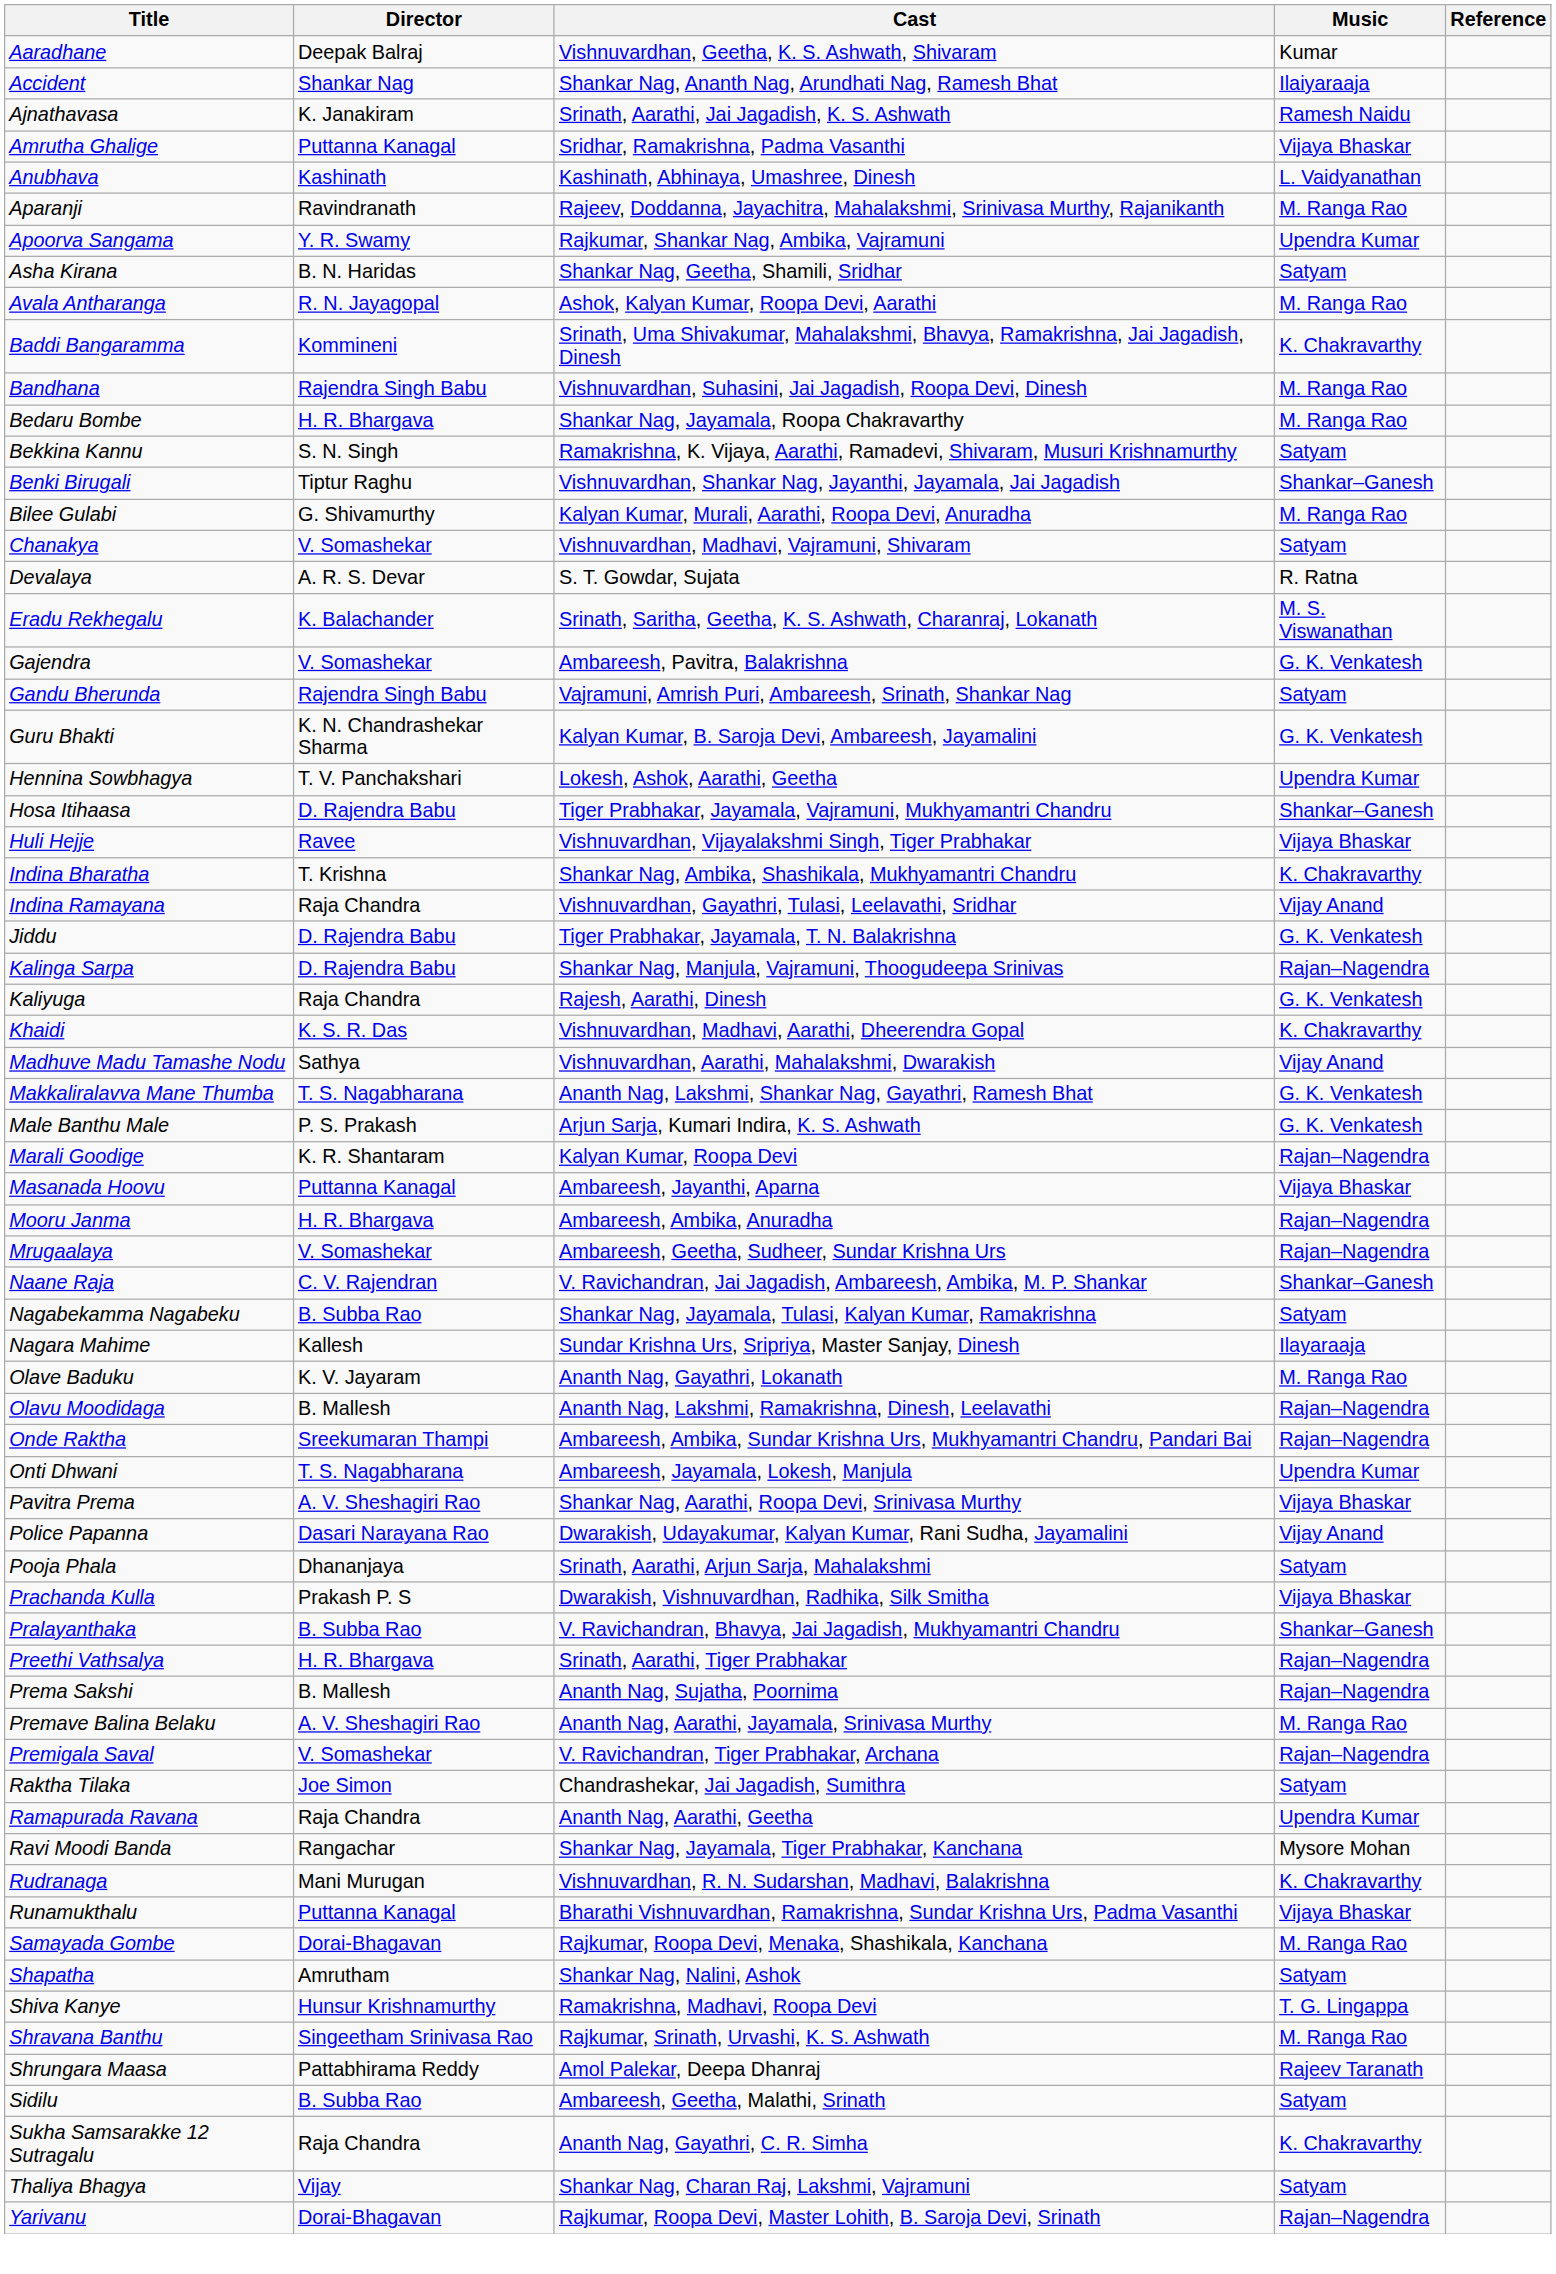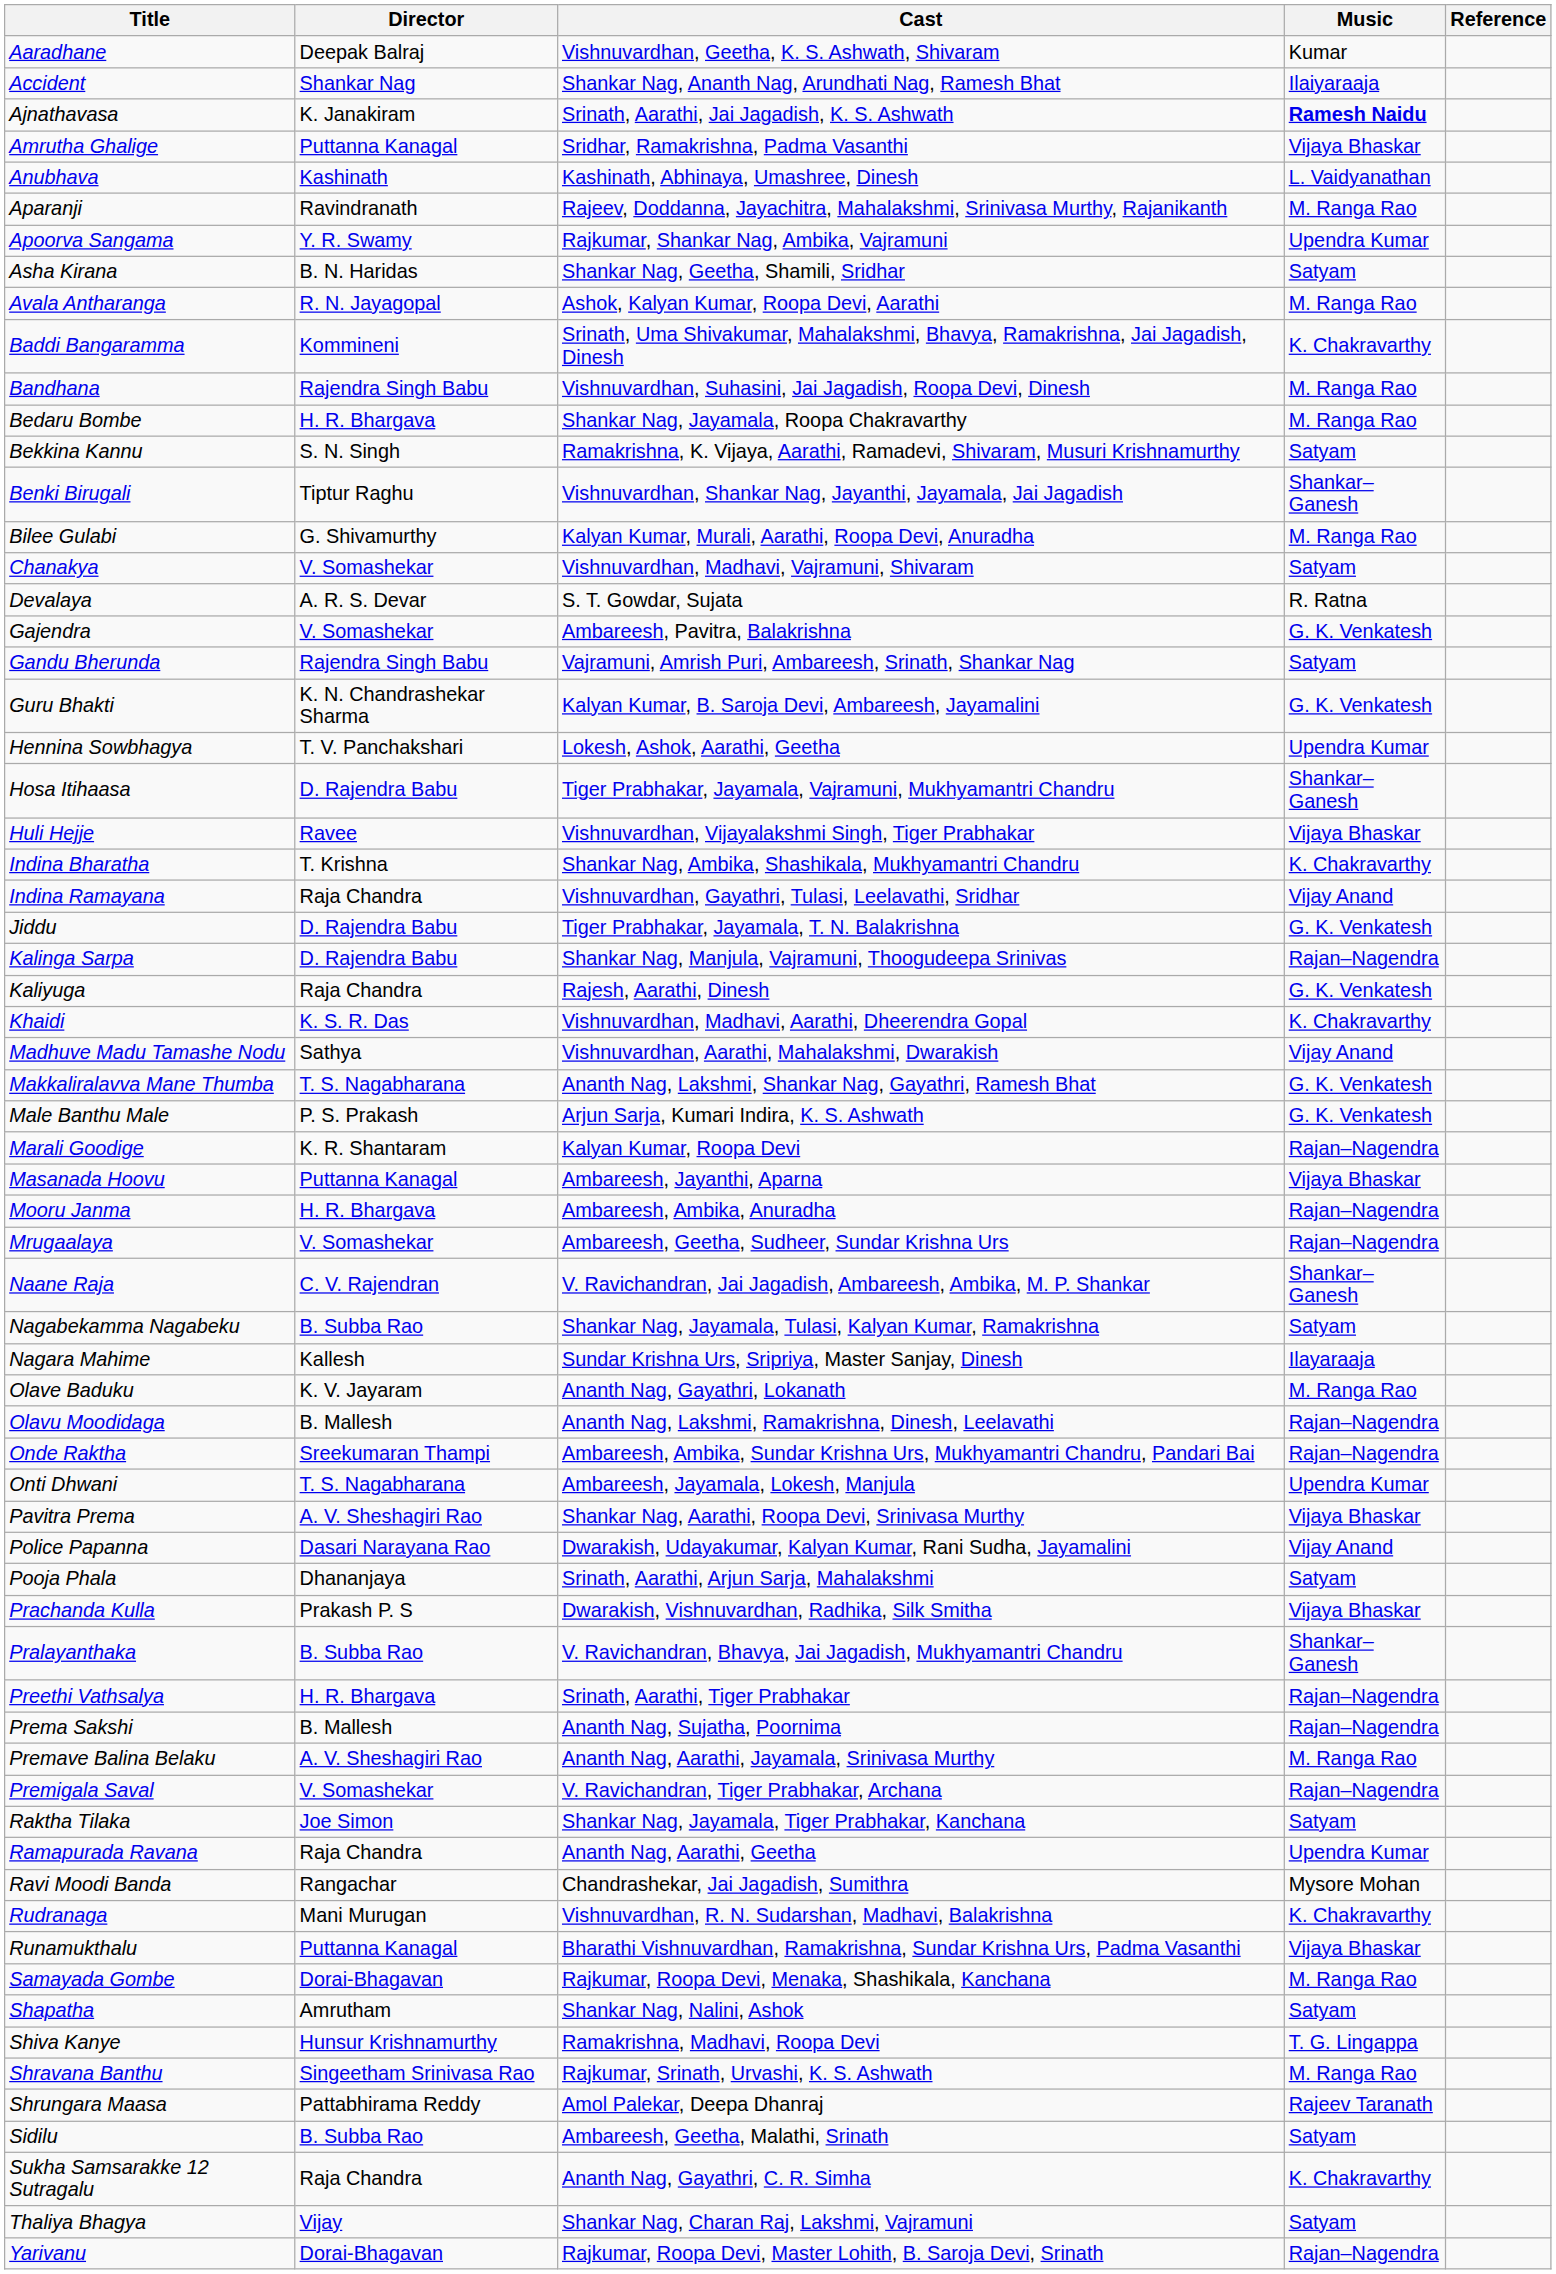(1345, 114) normal -> (1358, 114) bold
- row: (86, 620)
(732, 1786) Chandrashekar, Jai Jagadish, Sumithra -> (794, 1821) Shankar Nag, Jayamala, Tiger Prabhakar, Kanchana
(791, 1849) Shankar Nag, Jayamala, Tiger Prabhakar, Kanchana -> (735, 1884) Chandrashekar, Jai Jagadish, Sumithra
